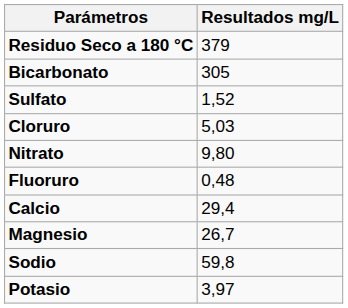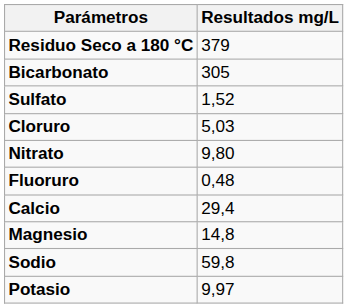(218, 235) 26,7 -> (218, 235) 14,8
(218, 289) 3,97 -> (218, 289) 9,97
